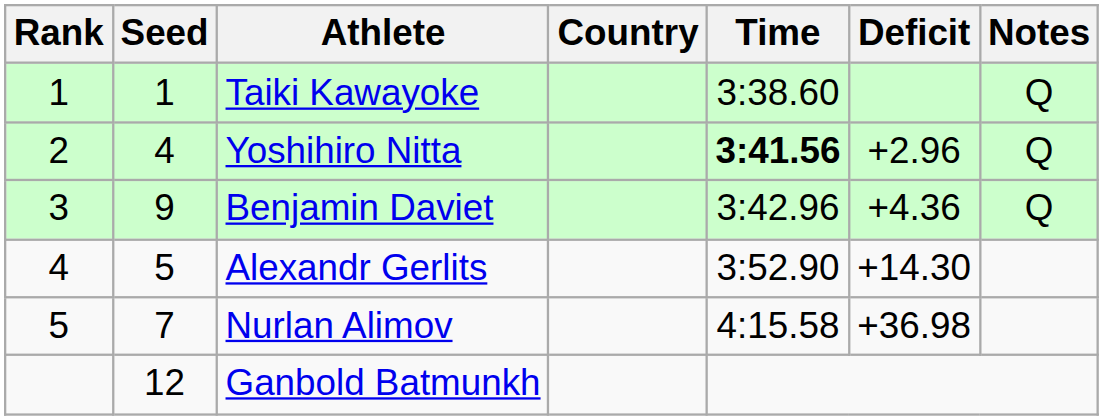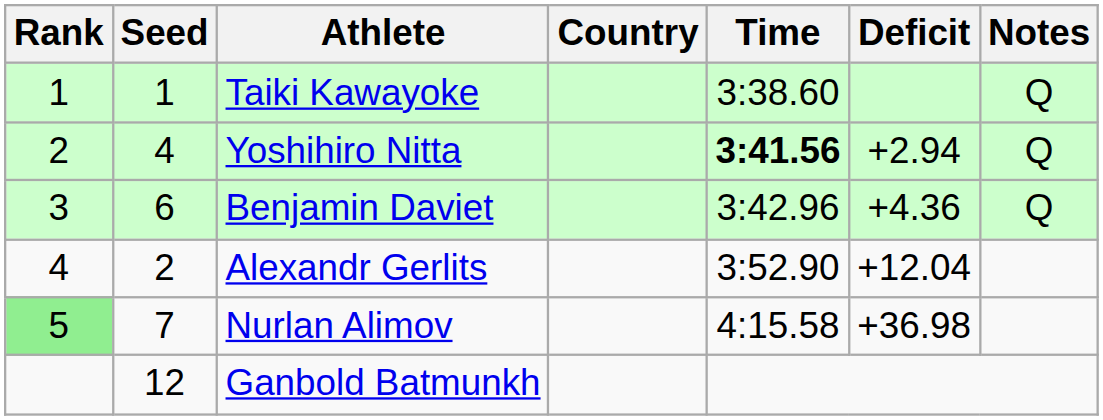(914, 150) +2.96 -> (914, 150) +2.94
(165, 208) 9 -> (165, 208) 6
(165, 267) 5 -> (165, 267) 2
(914, 267) +14.30 -> (914, 267) +12.04
(59, 325) no background -> (59, 325) lightgreen background
